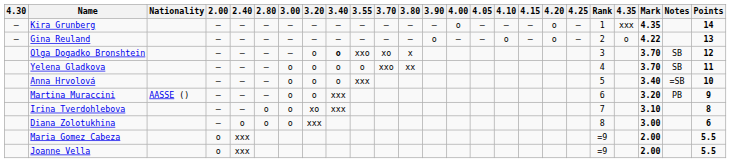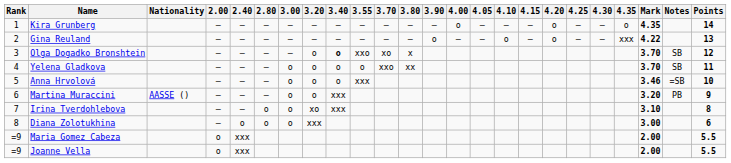columns swapped: (602, 11) <-> (16, 11)
(626, 25) xxx -> (626, 25) o
(626, 39) o -> (626, 39) xxx
(650, 81) 3.40 -> (650, 81) 3.46
